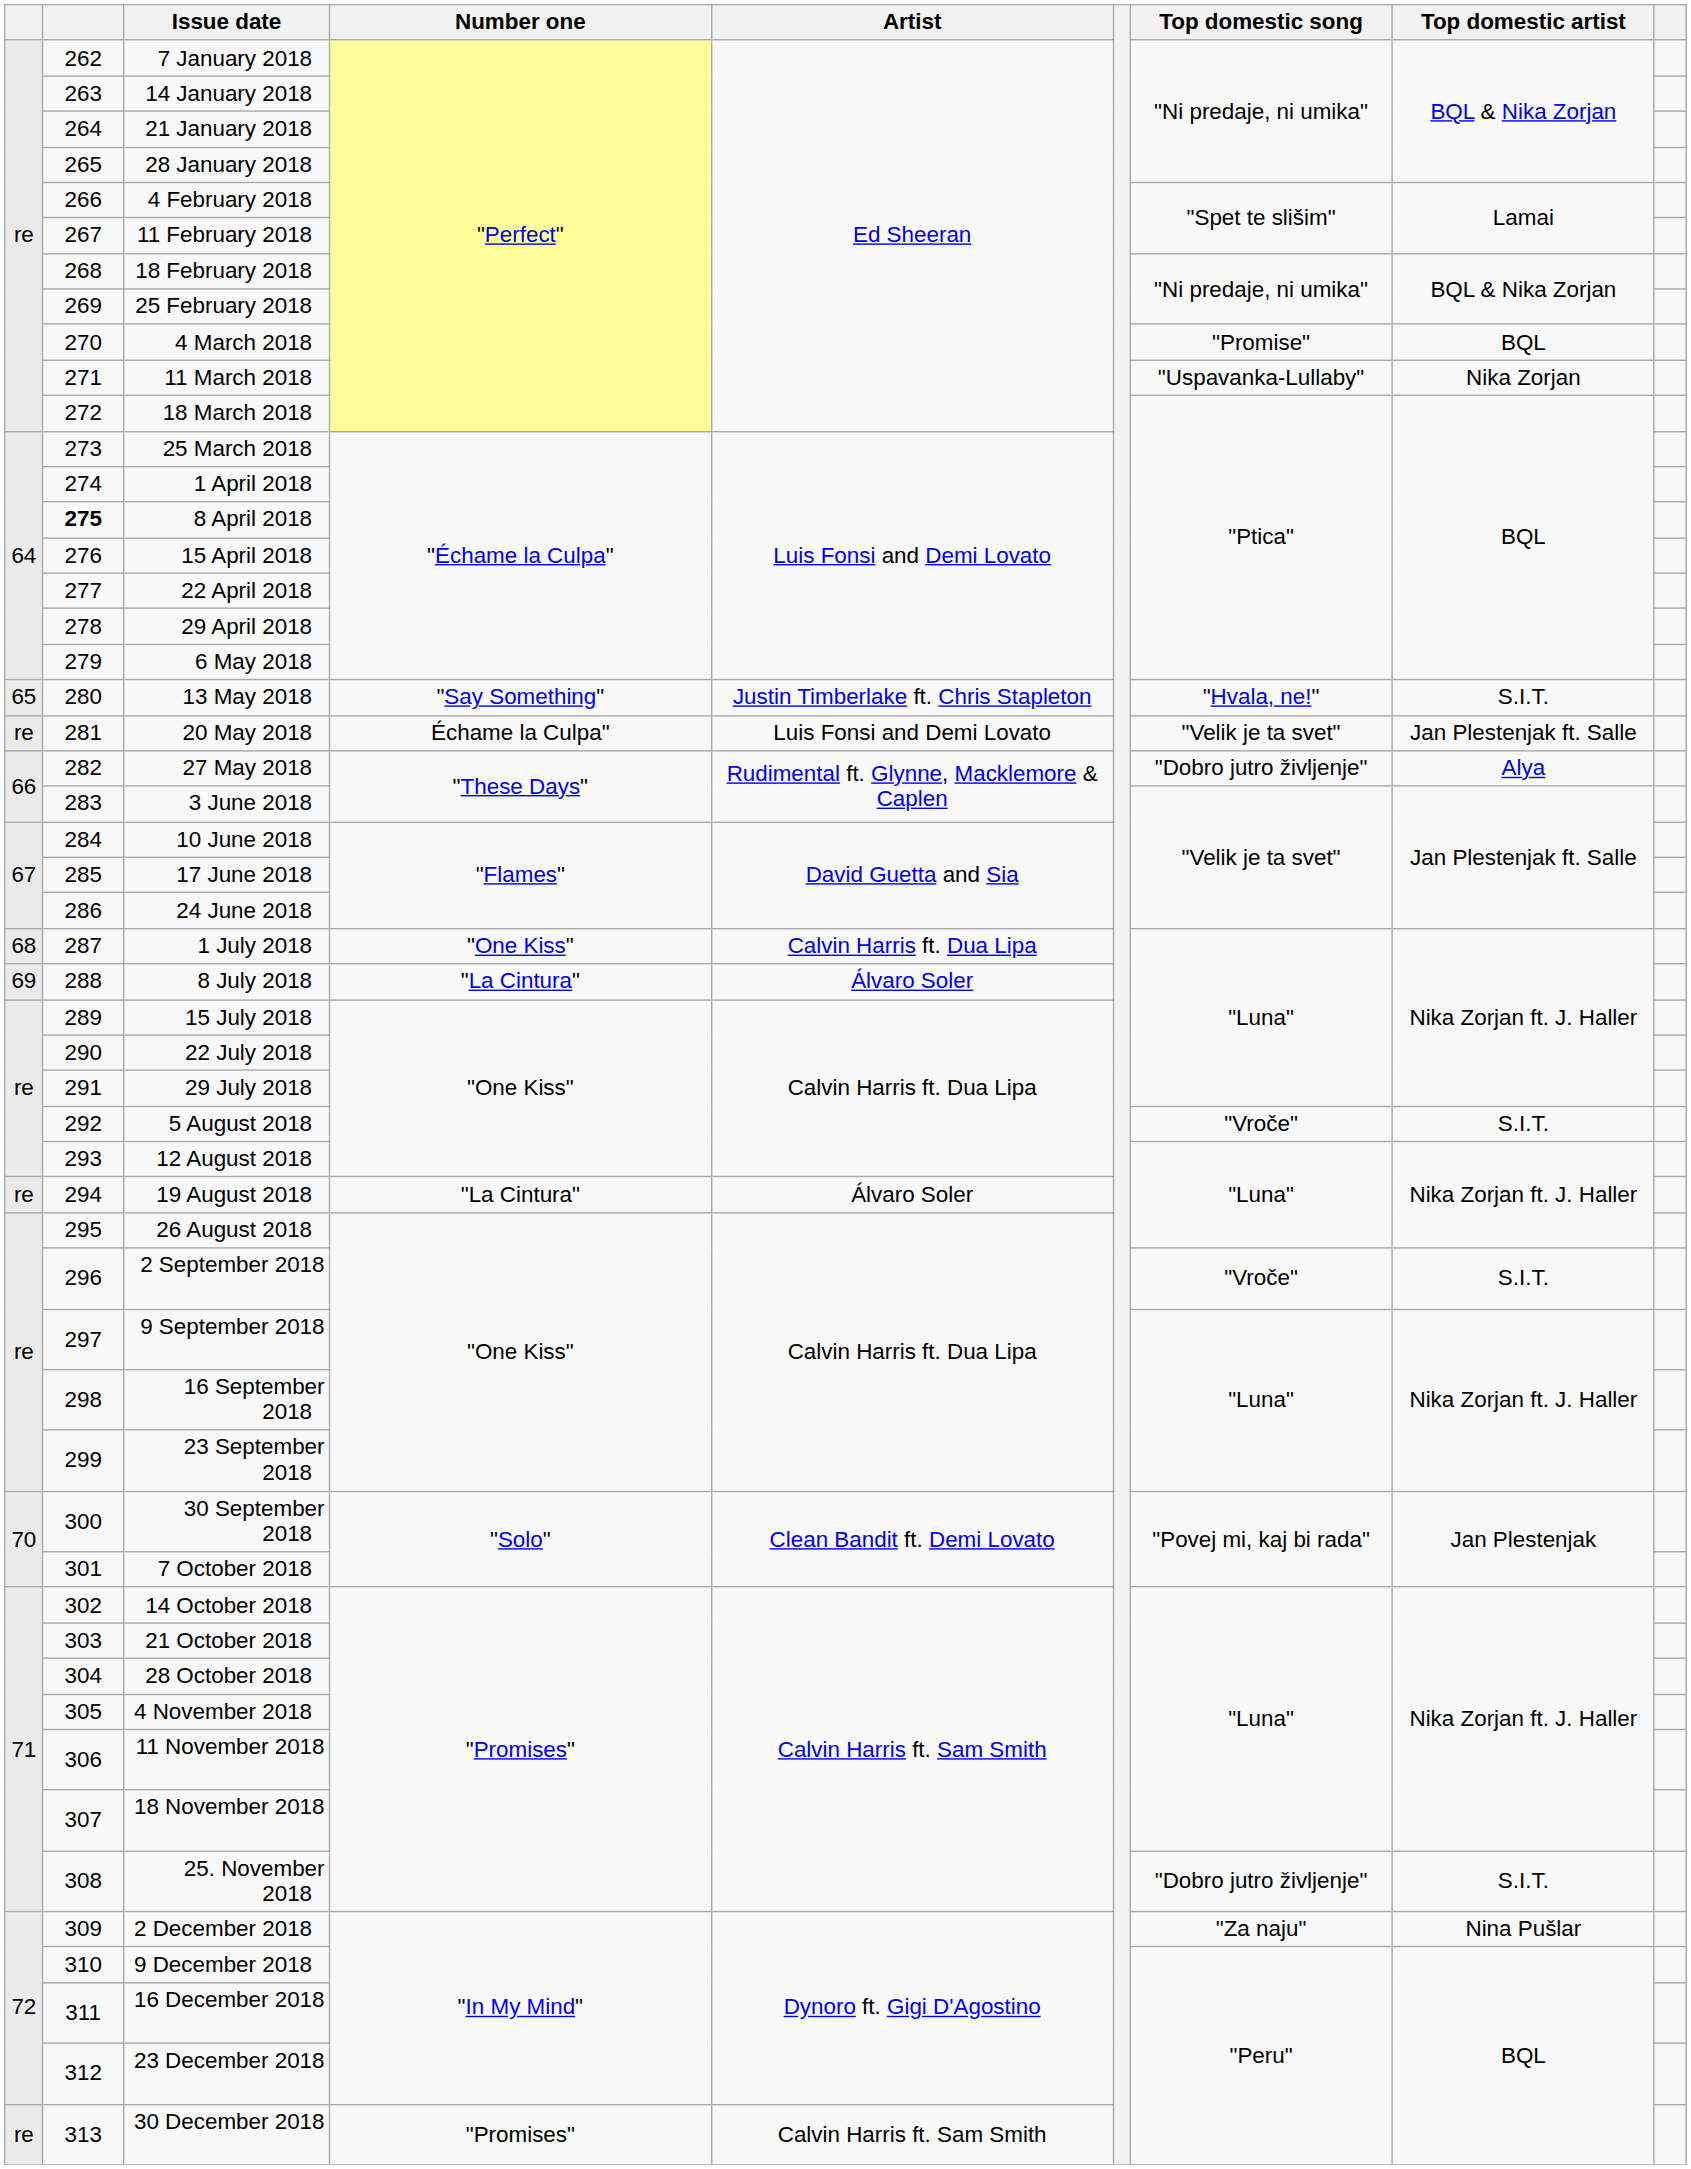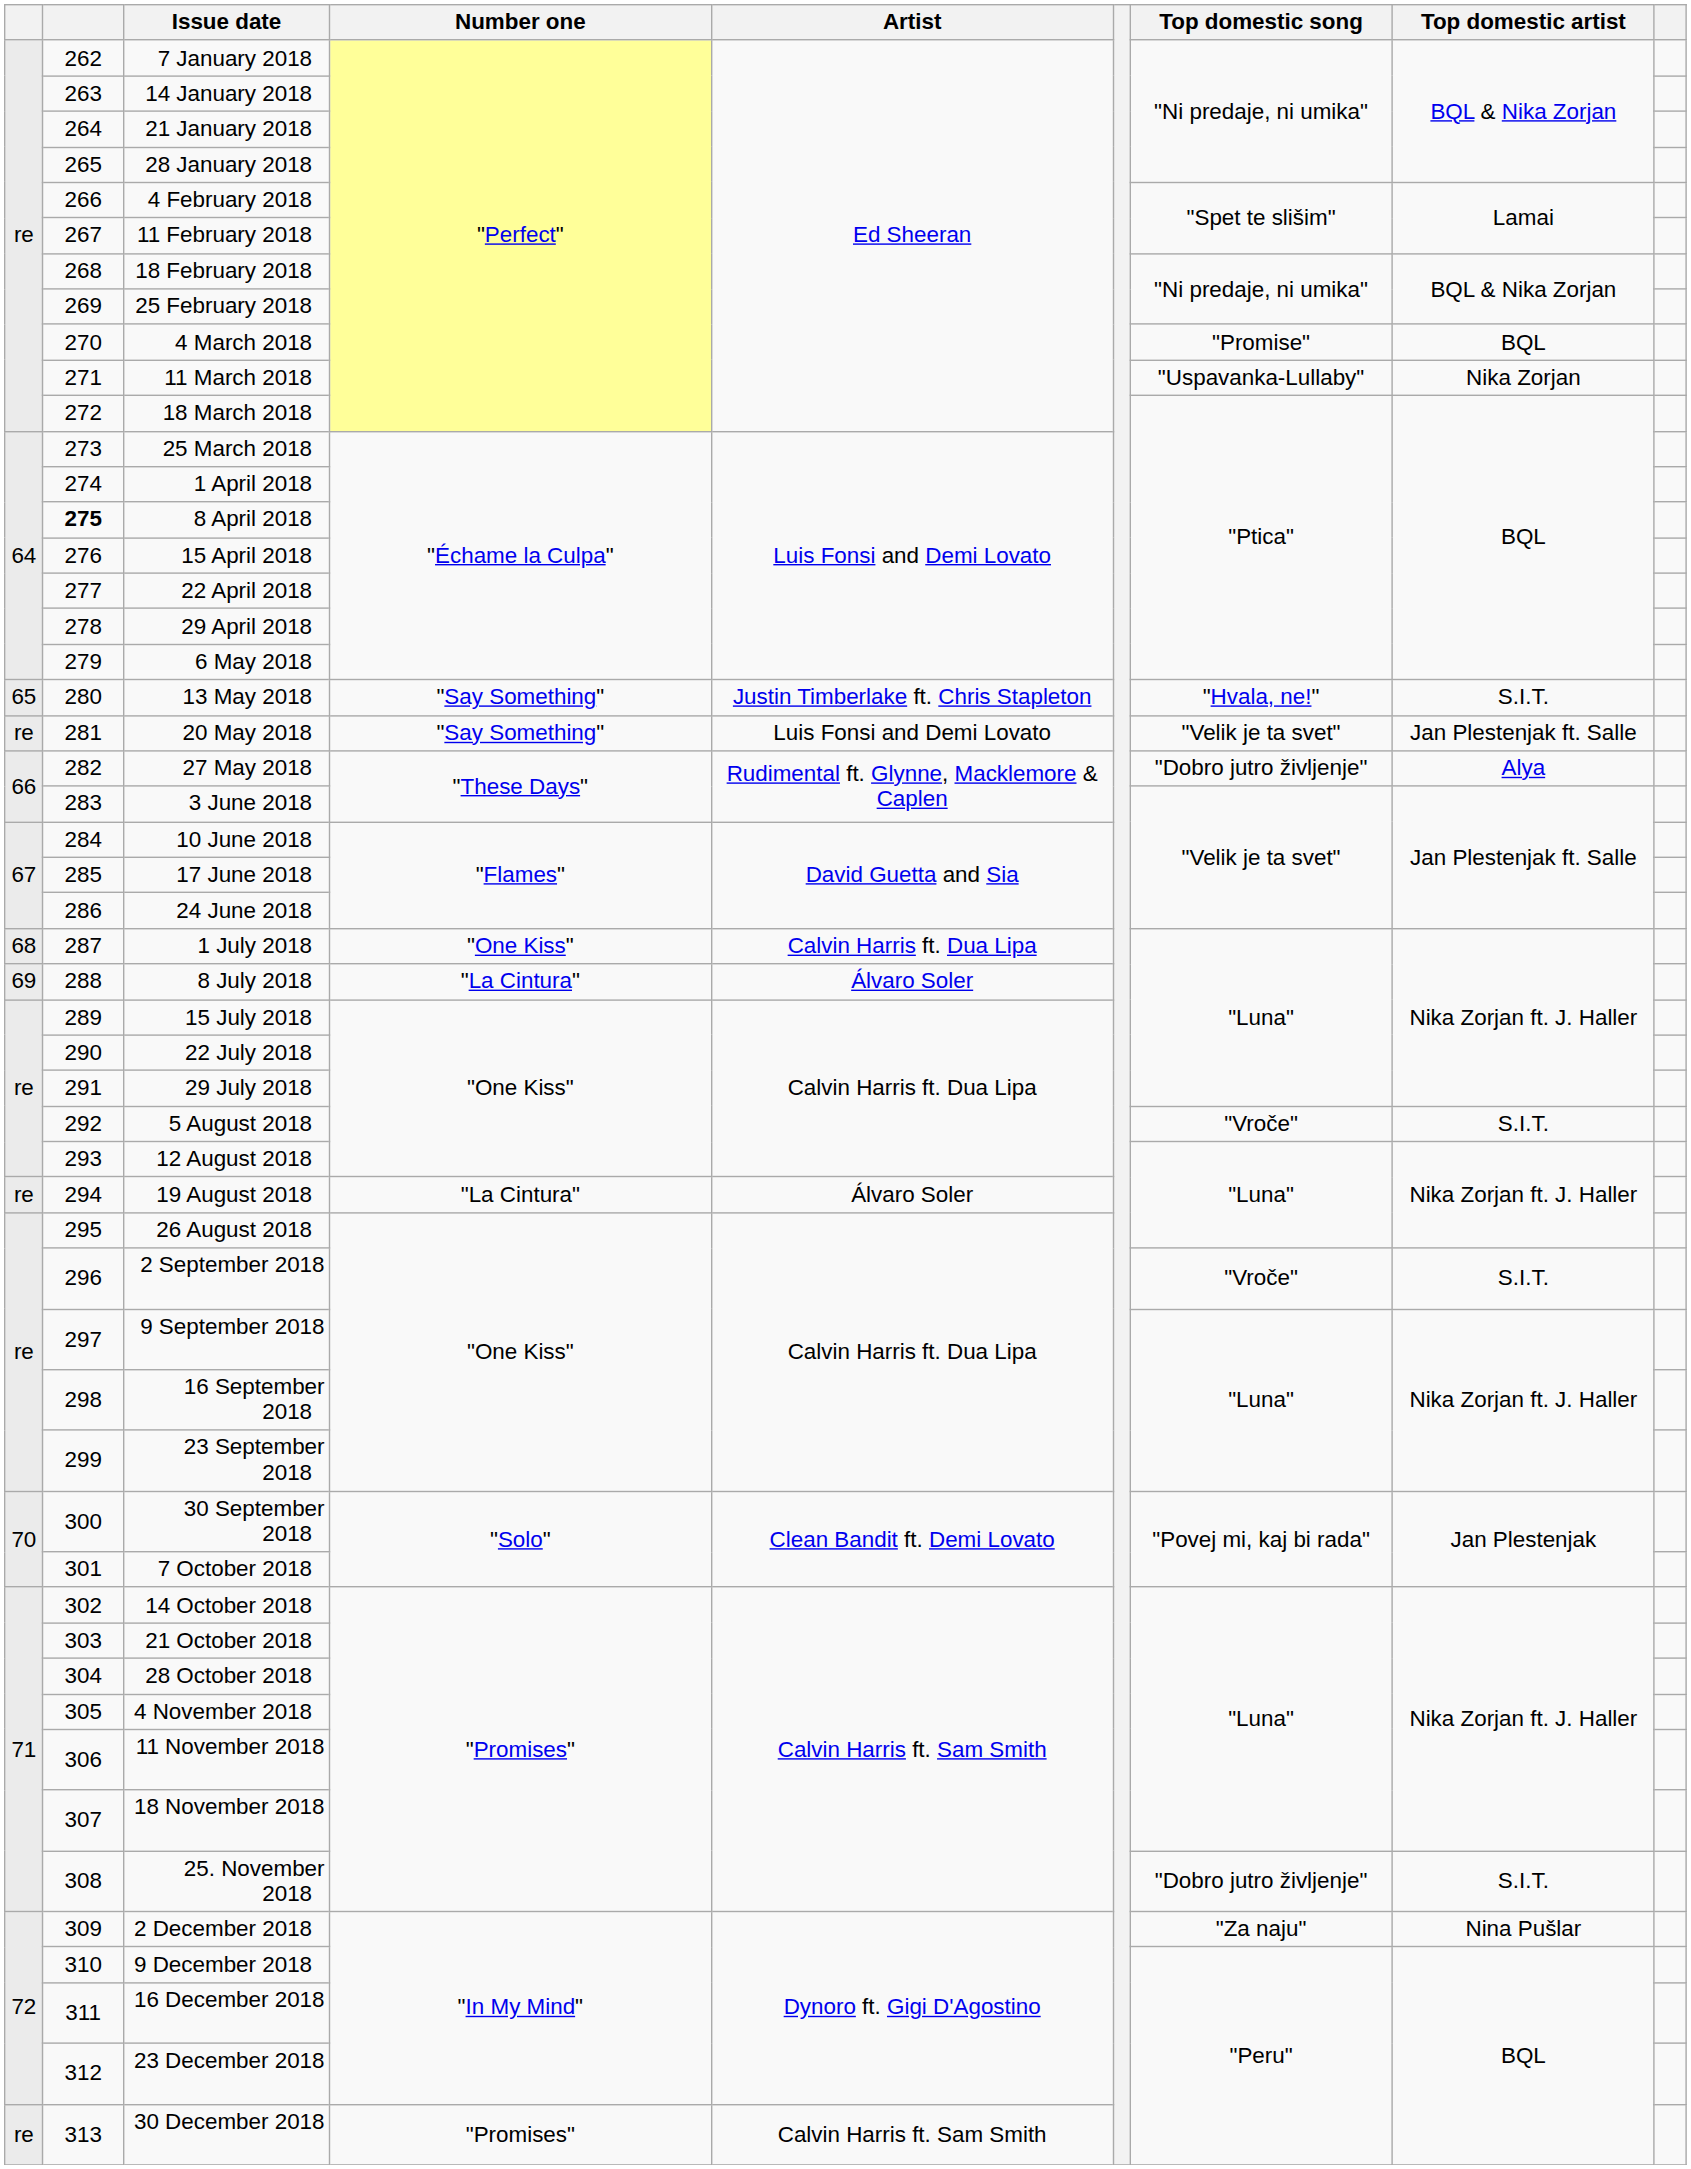(520, 732) Échame la Culpa" -> (520, 732) "Say Something"
